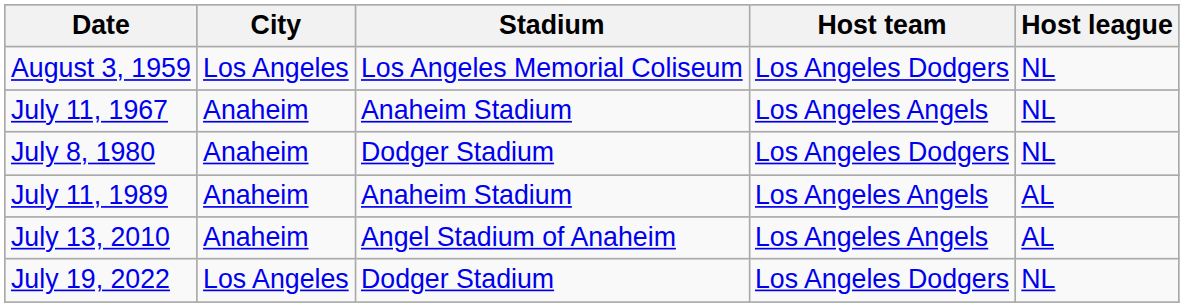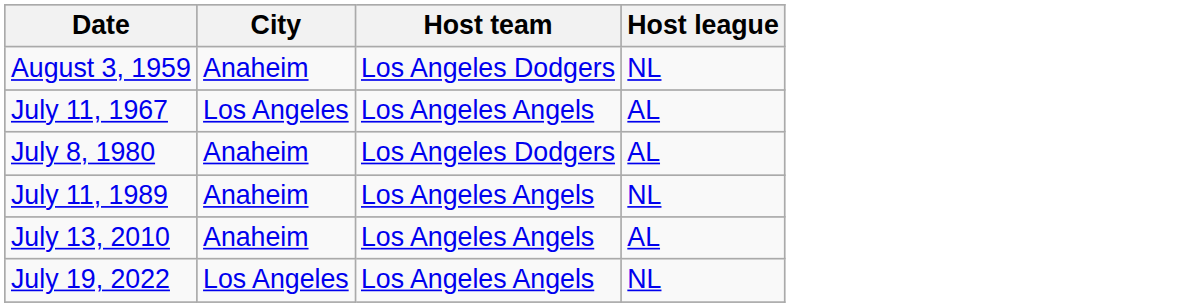- column: (552, 25)
(276, 68) Los Angeles -> (256, 68) Anaheim
(256, 110) Anaheim -> (276, 110) Los Angeles
(1038, 110) NL -> (644, 110) AL
(1038, 152) NL -> (644, 152) AL
(1038, 195) AL -> (644, 195) NL
(882, 279) Los Angeles Dodgers -> (478, 279) Los Angeles Angels
